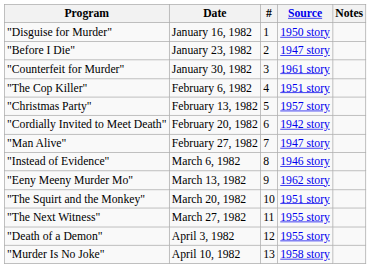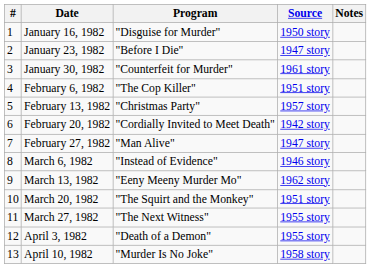columns swapped: (269, 13) <-> (87, 13)
